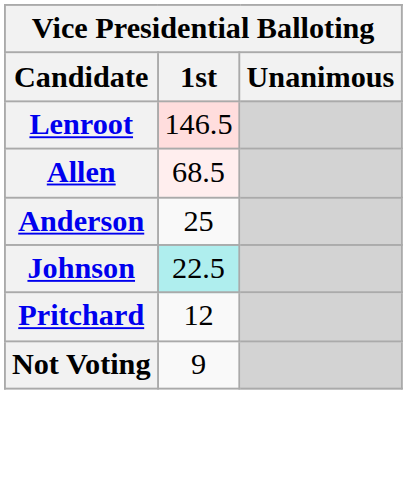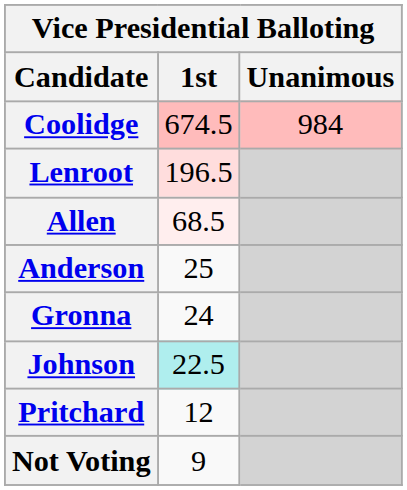+ row: (81, 124)
(199, 124) 146.5 -> (199, 172) 196.5
+ row: (81, 316)
